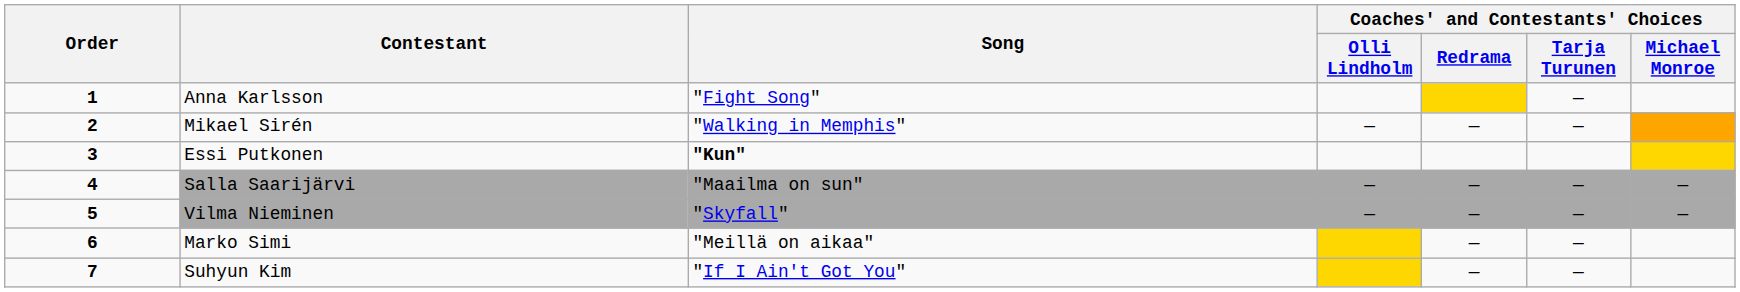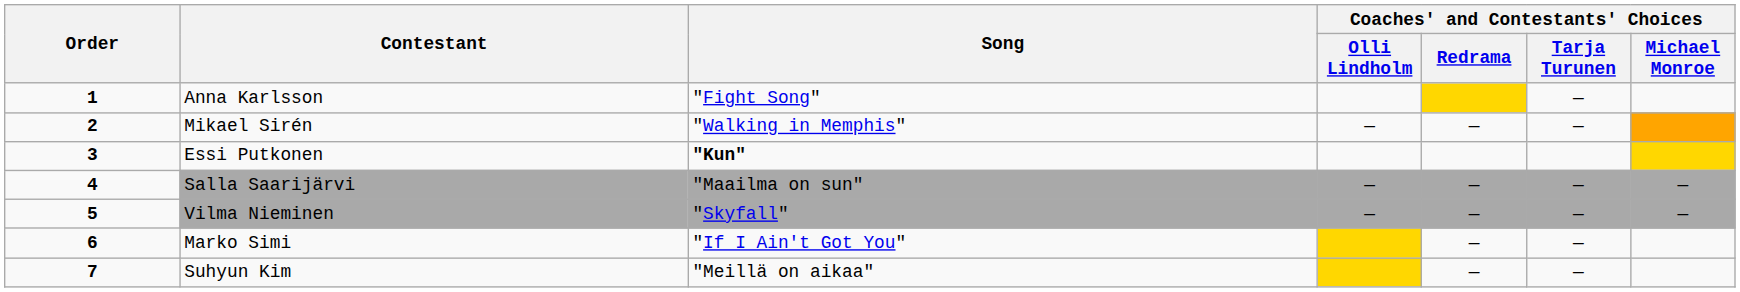(783, 243) "Meillä on aikaa" -> (799, 243) "If I Ain't Got You"
(799, 272) "If I Ain't Got You" -> (783, 272) "Meillä on aikaa"
